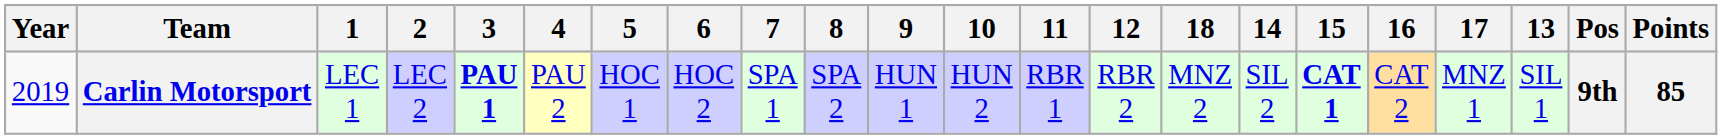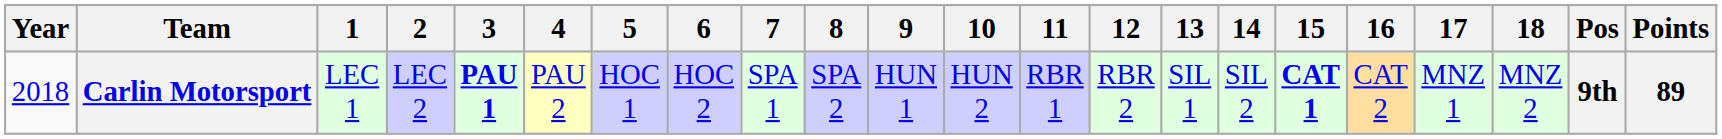columns swapped: (1541, 27) <-> (1200, 27)
(41, 91) 2019 -> (41, 91) 2018
(1671, 91) 85 -> (1671, 91) 89
